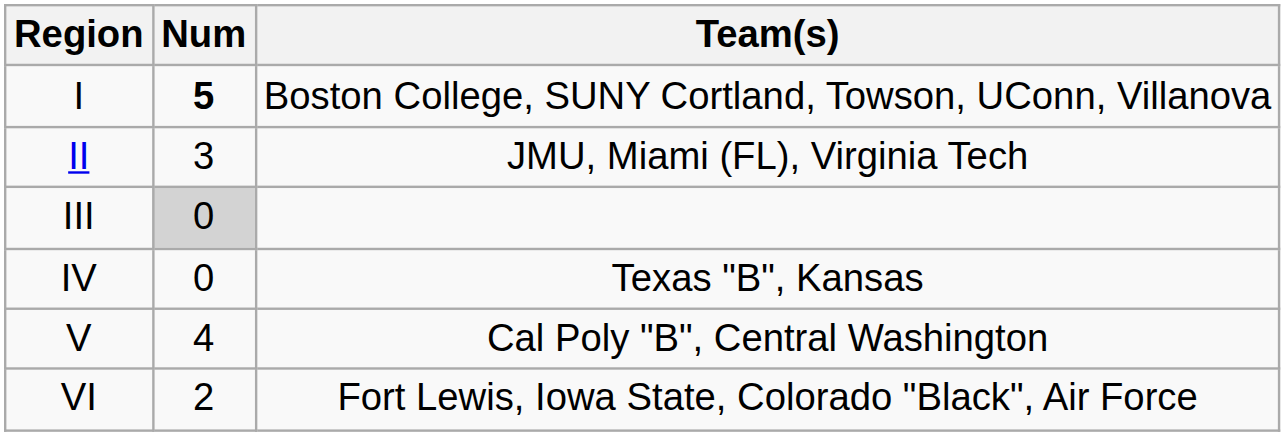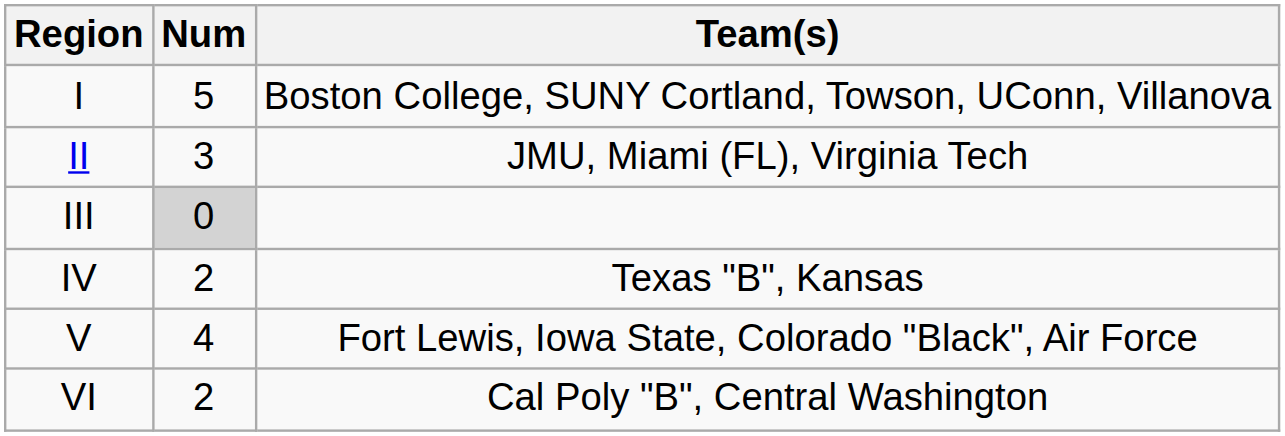(204, 95) bold -> (204, 95) normal
(204, 277) 0 -> (204, 277) 2
(768, 338) Cal Poly "B", Central Washington -> (768, 338) Fort Lewis, Iowa State, Colorado "Black", Air Force
(768, 398) Fort Lewis, Iowa State, Colorado "Black", Air Force -> (768, 398) Cal Poly "B", Central Washington
